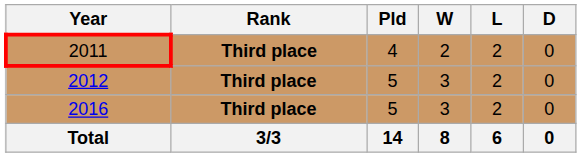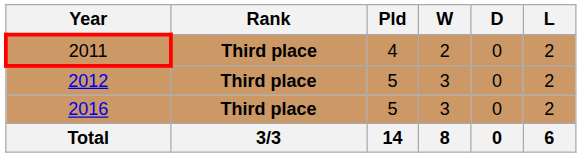columns swapped: (549, 20) <-> (497, 20)
